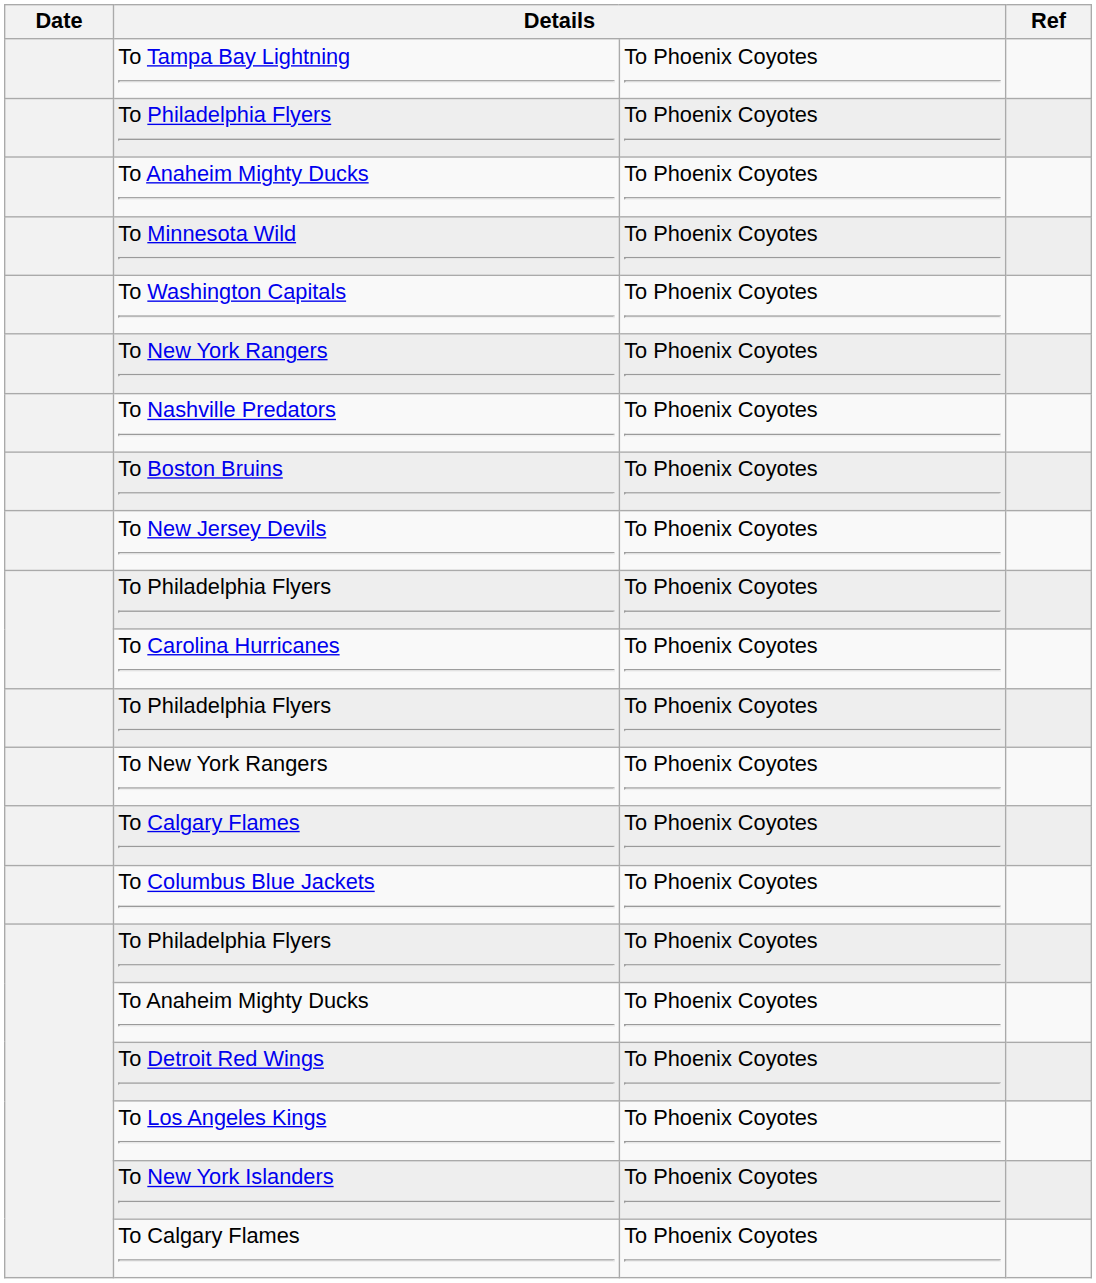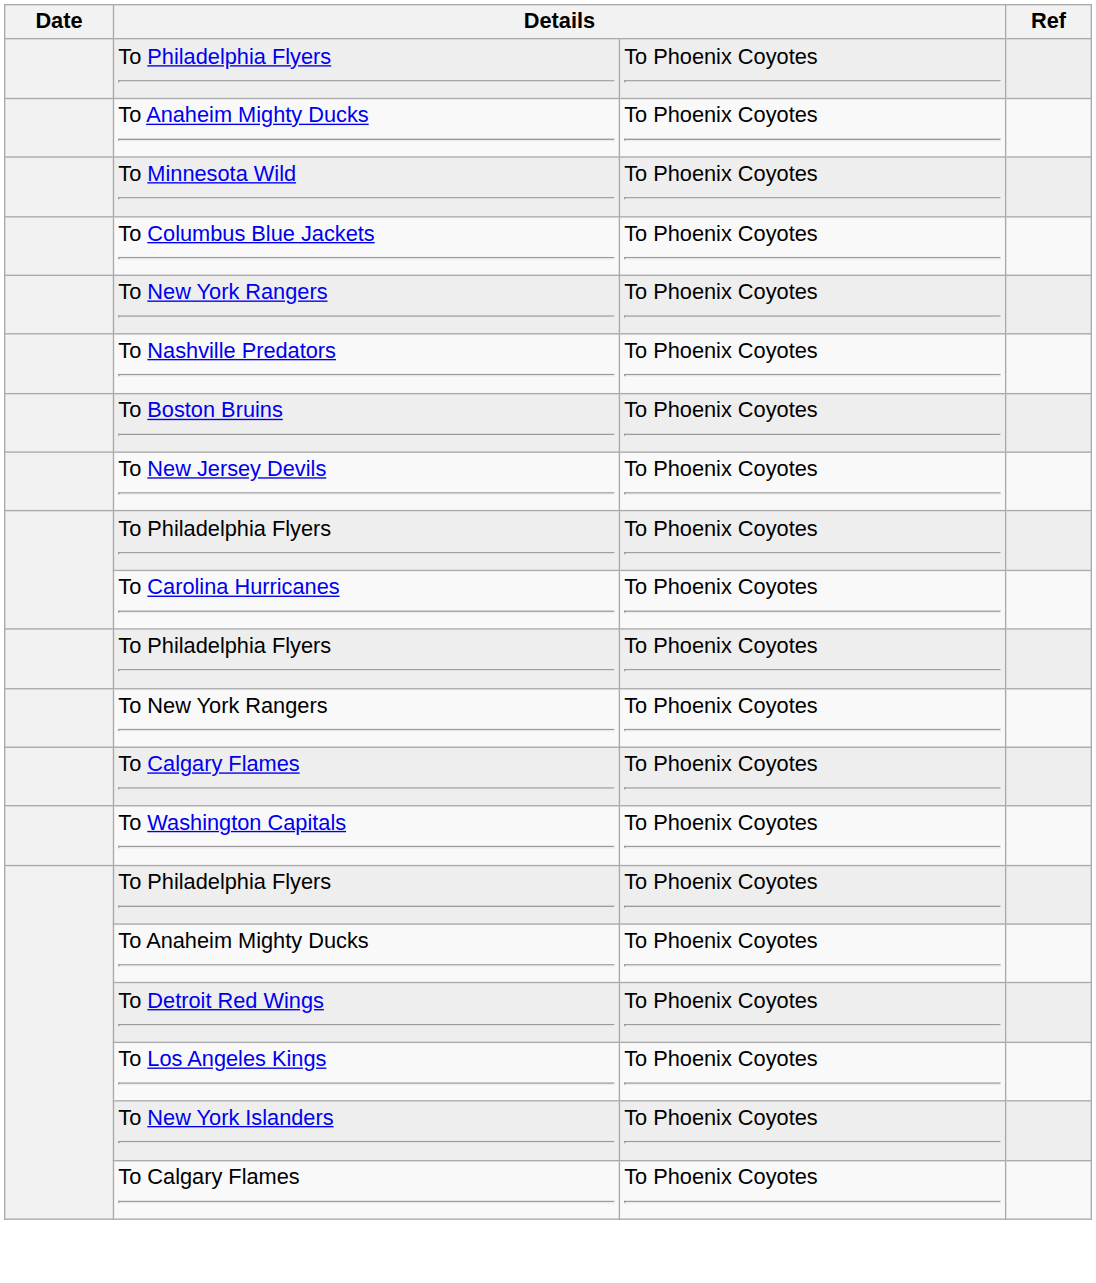- row: (59, 69)
rows swapped: (59, 895) <-> (59, 305)
